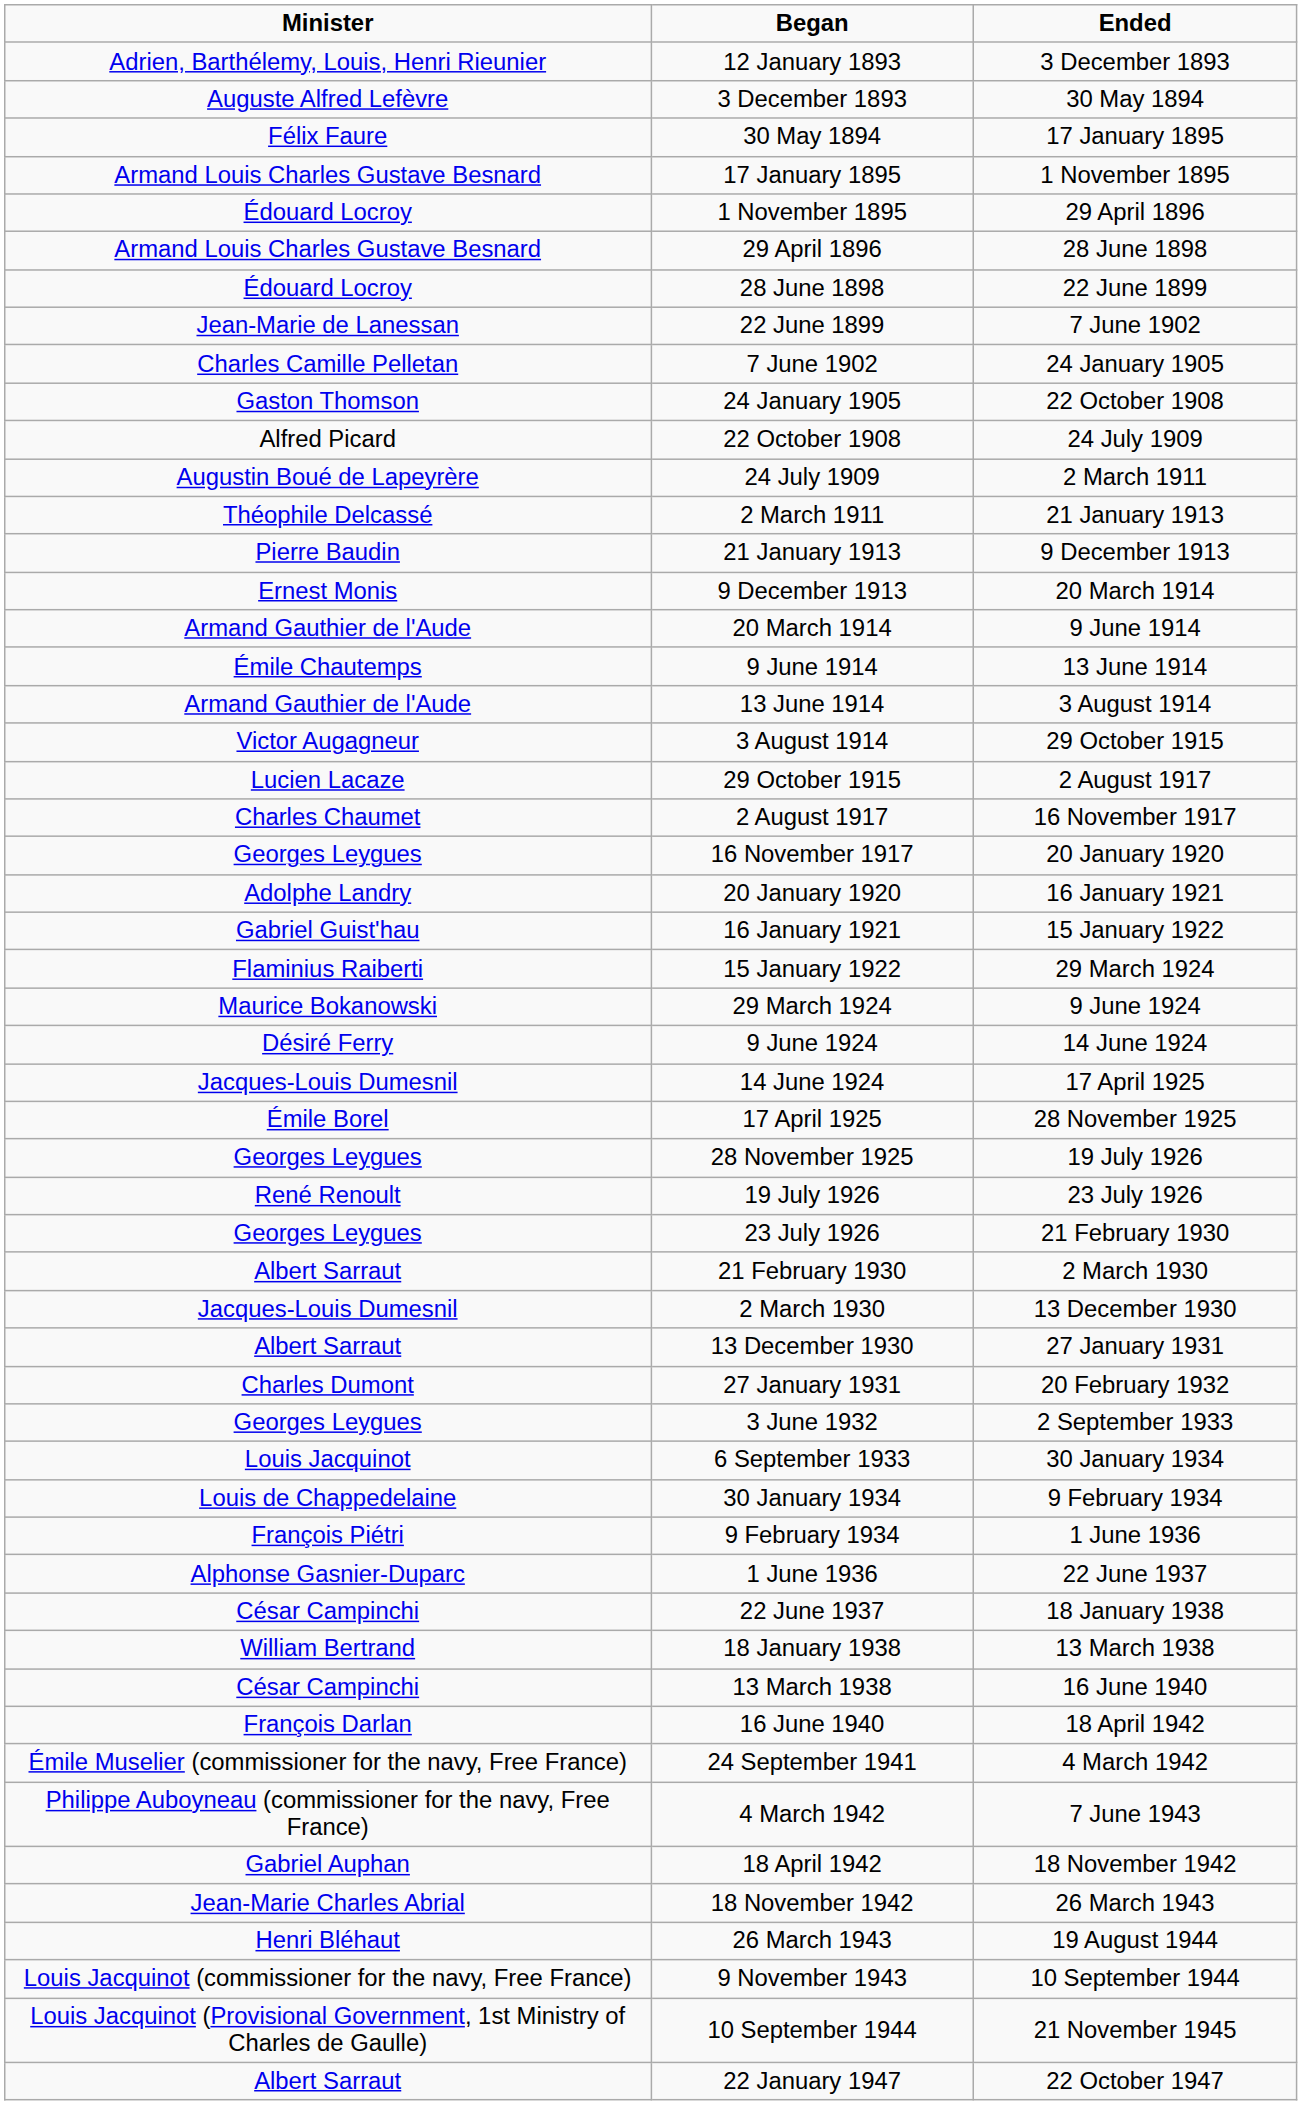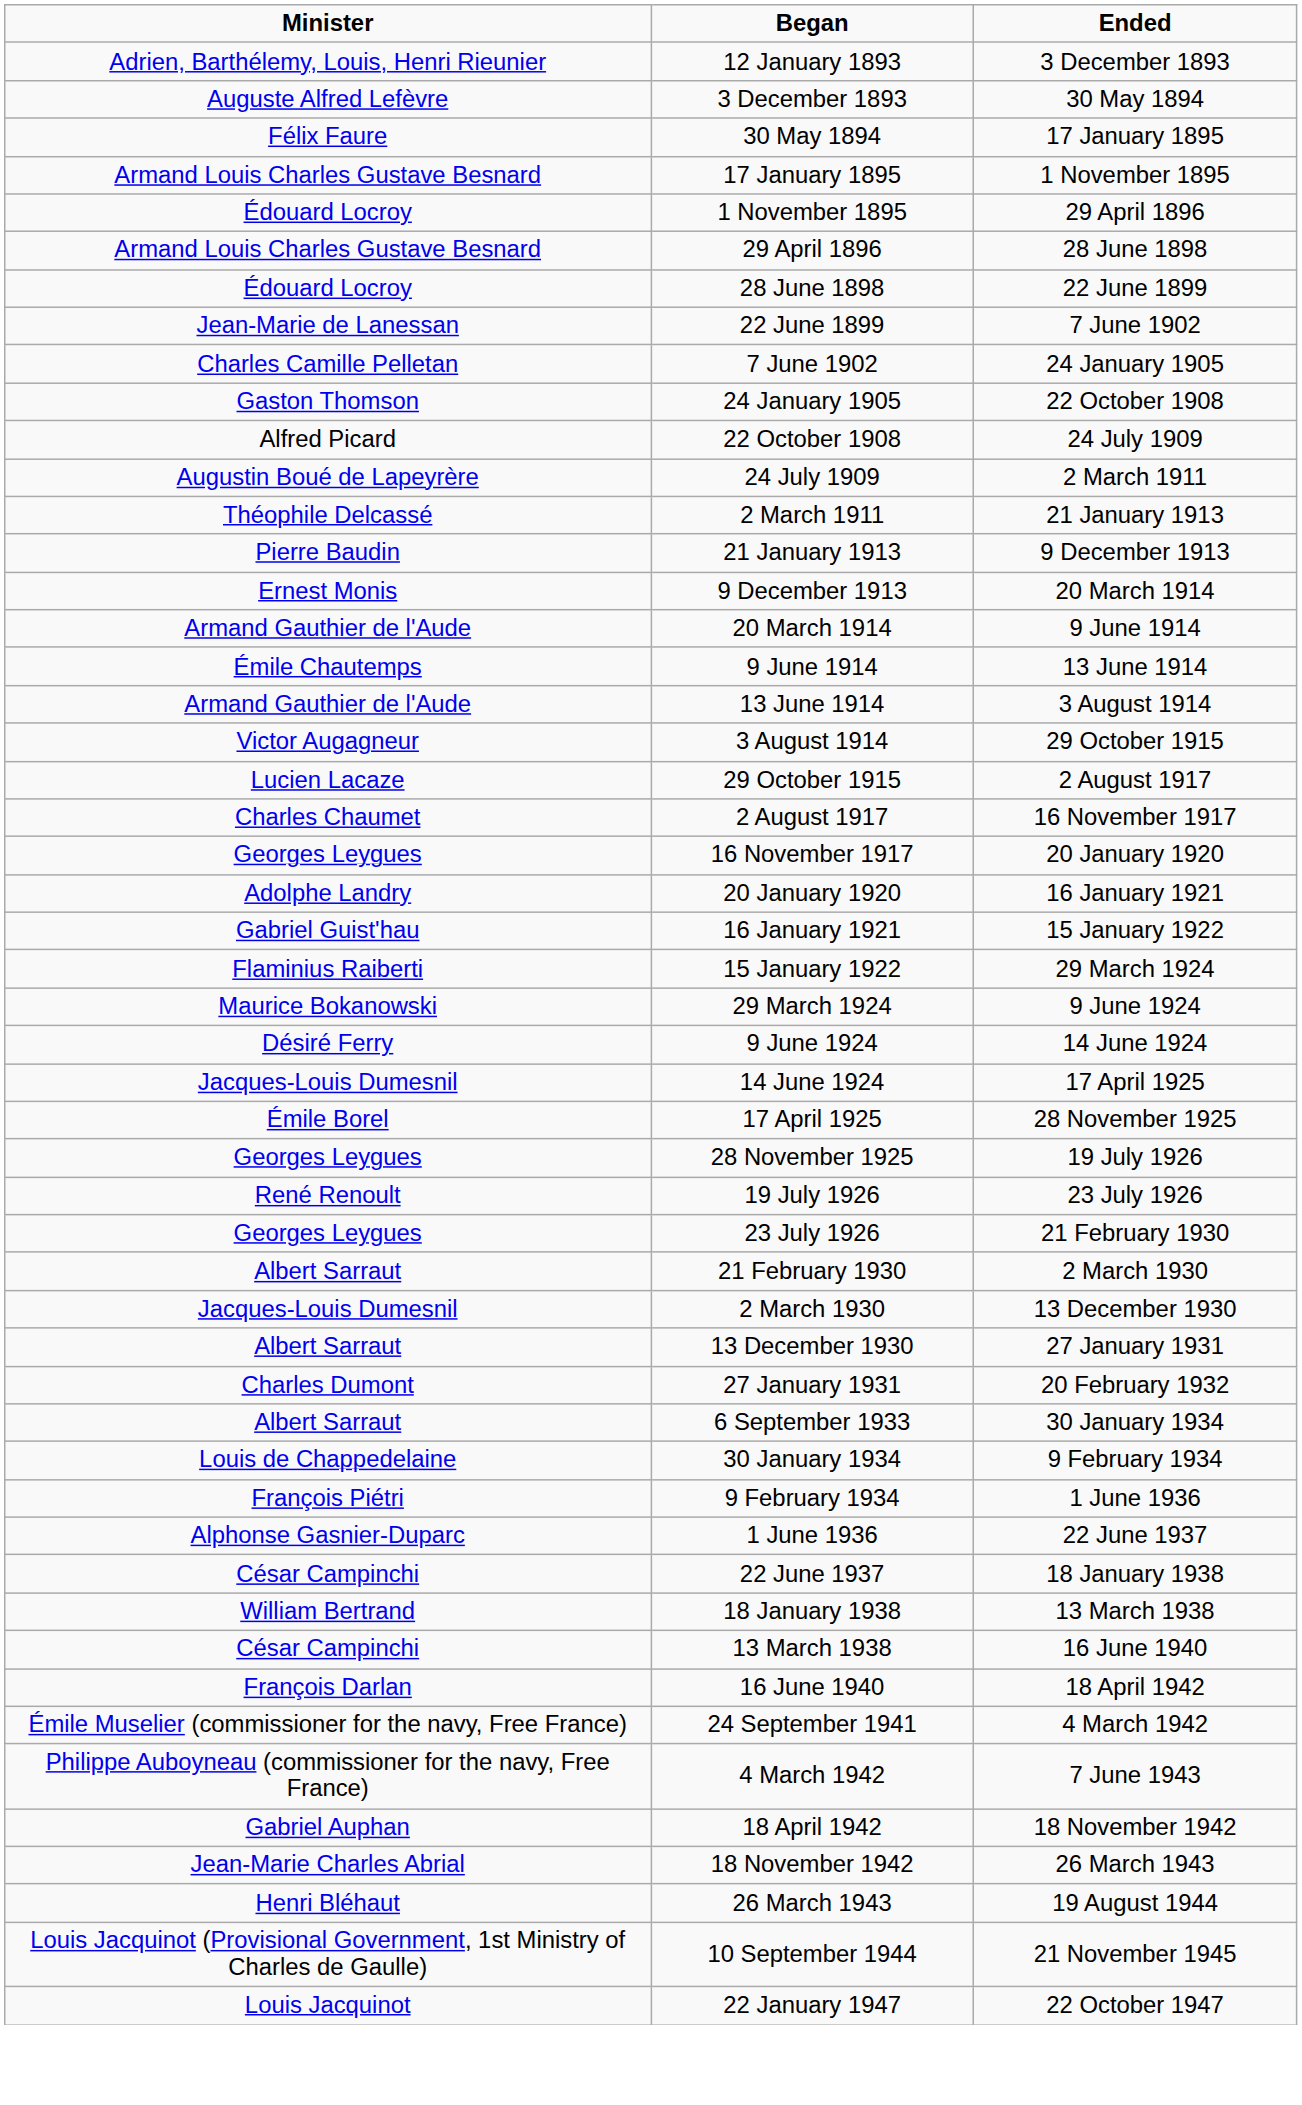- row: (812, 1422)
(328, 1460) Louis Jacquinot -> (328, 1422) Albert Sarraut
- row: (812, 1978)
(328, 2080) Albert Sarraut -> (328, 2005) Louis Jacquinot
